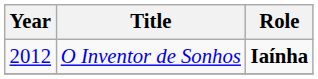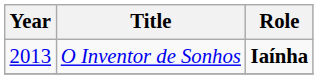(30, 56) 2012 -> (30, 56) 2013
